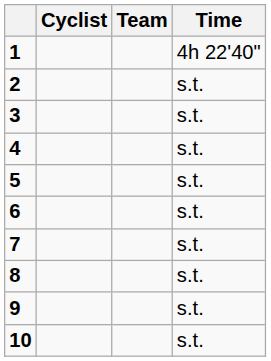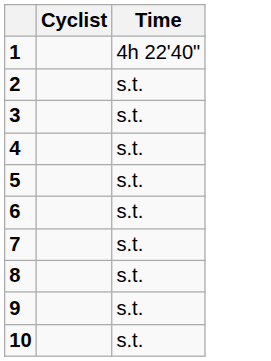- column: (142, 20)
